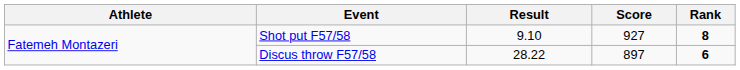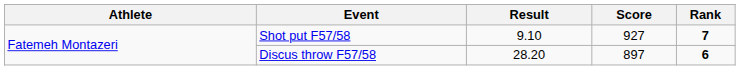(705, 35) 8 -> (705, 35) 7
(529, 55) 28.22 -> (529, 55) 28.20
